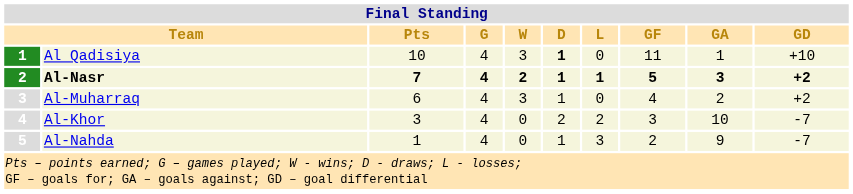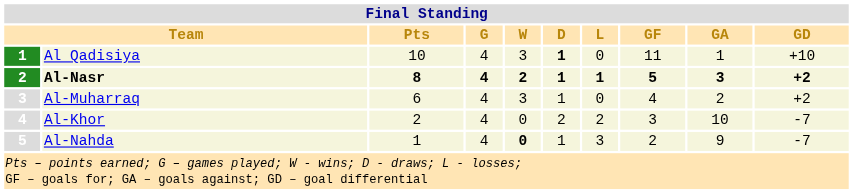(417, 78) 7 -> (417, 78) 8
(417, 120) 3 -> (417, 120) 2
(523, 141) normal -> (523, 141) bold
